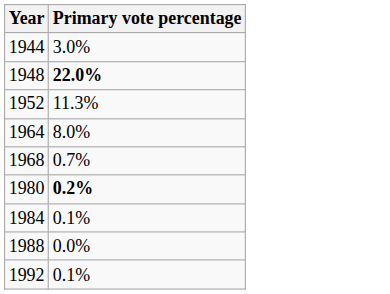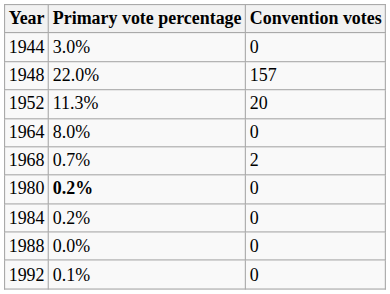+ column: (316, 18)
(77, 75) bold -> (76, 75) normal
(71, 217) 0.1% -> (71, 217) 0.2%
